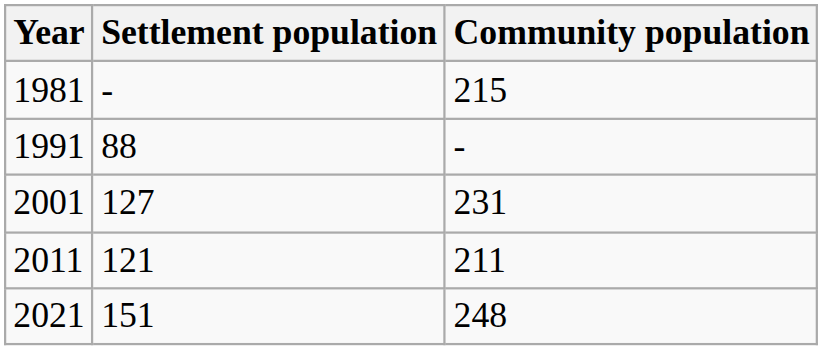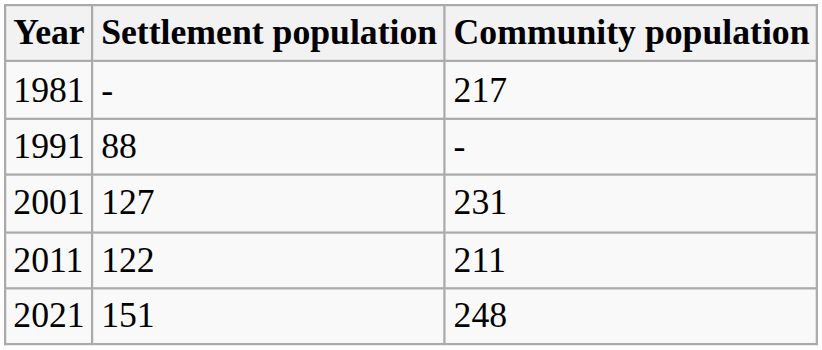(480, 89) 215 -> (480, 89) 217
(128, 259) 121 -> (128, 259) 122
